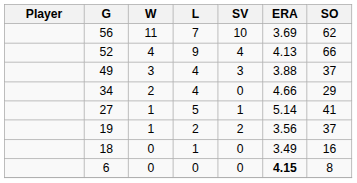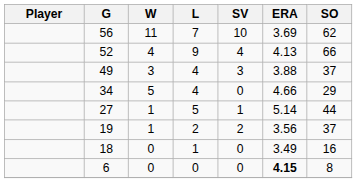(151, 91) 2 -> (151, 91) 5
(330, 110) 41 -> (330, 110) 44
